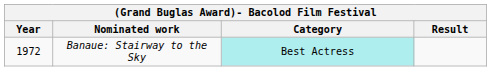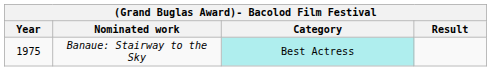(28, 52) 1972 -> (28, 52) 1975
